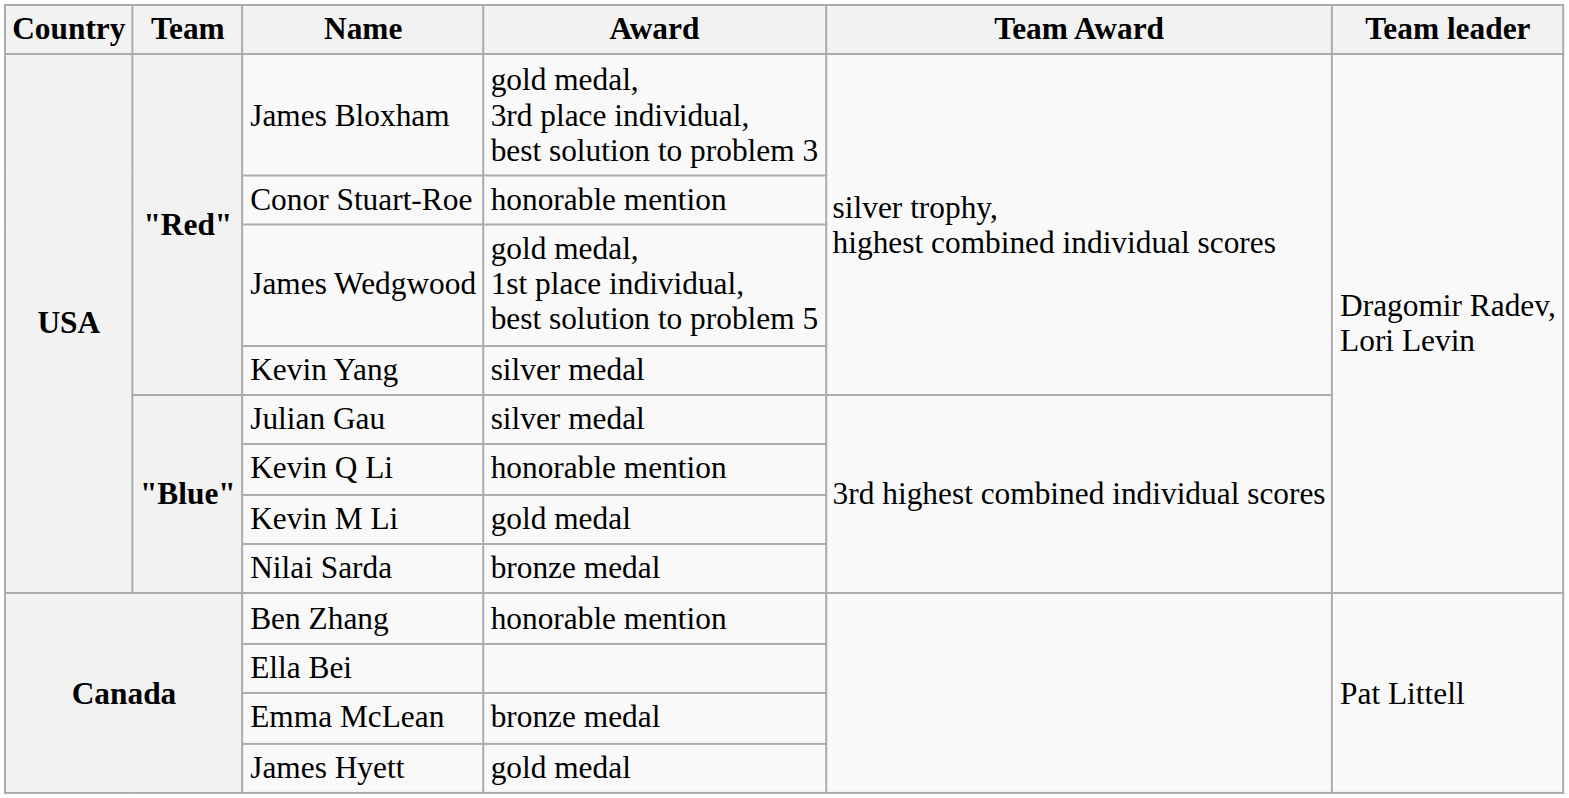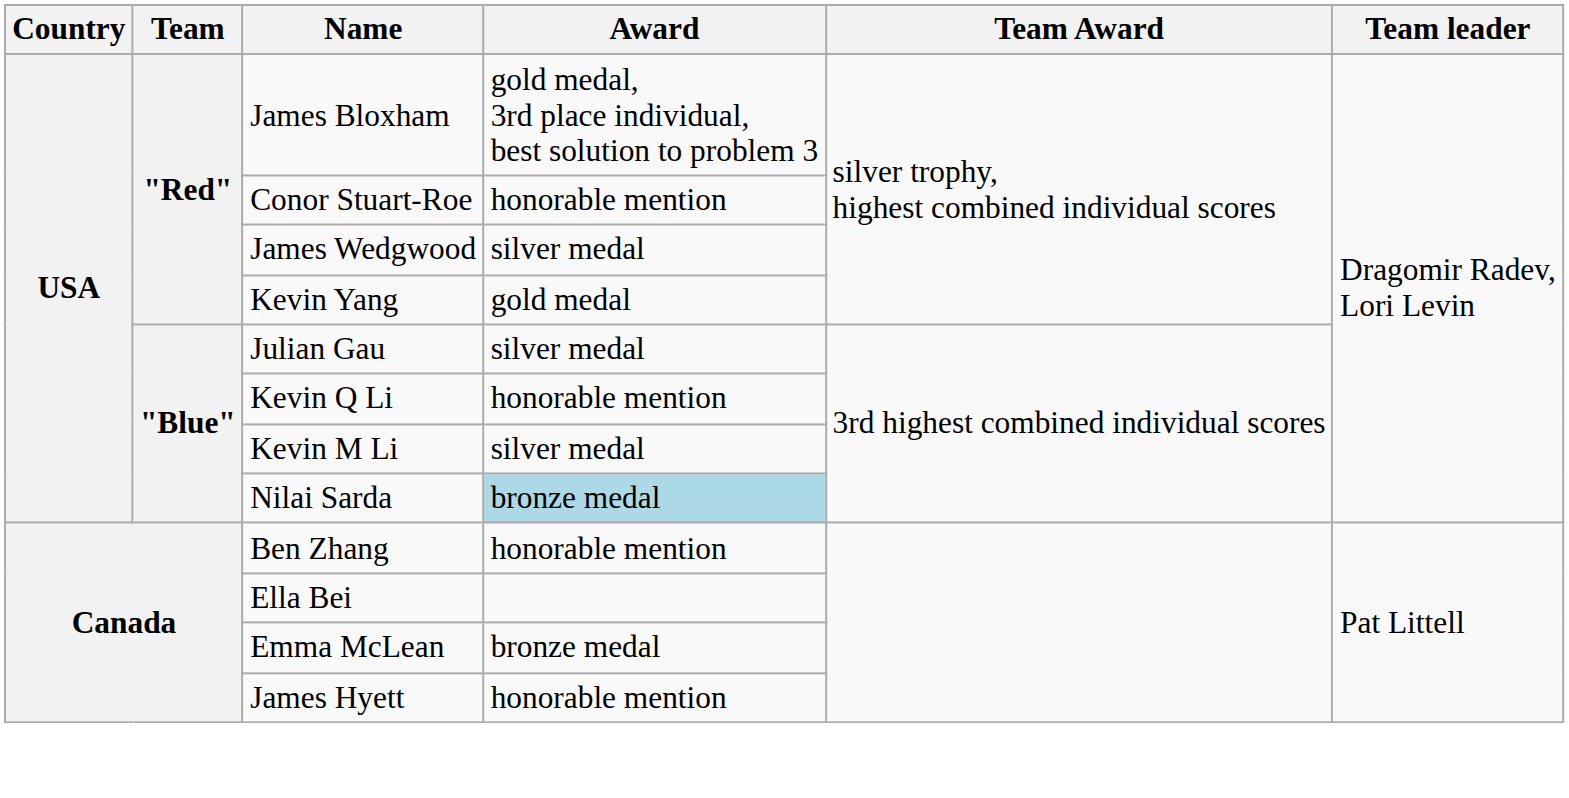(654, 284) gold medal, 1st place individual, best solution to problem 5 -> (568, 249) silver medal
(568, 369) silver medal -> (561, 298) gold medal
(561, 518) gold medal -> (568, 448) silver medal
(576, 568) no background -> (576, 497) lightblue background
(561, 767) gold medal -> (609, 696) honorable mention
